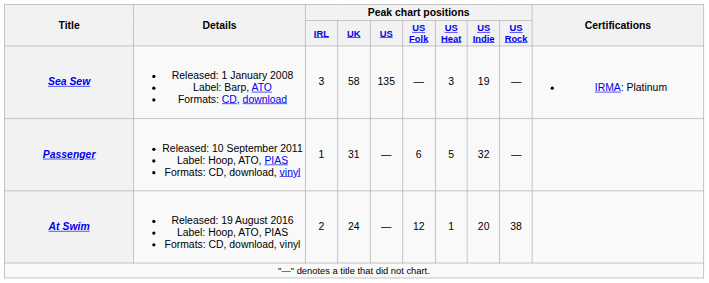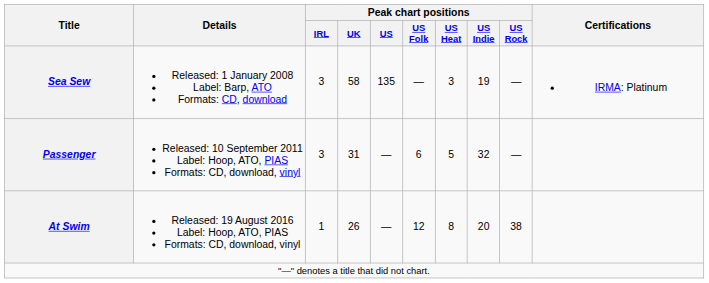(321, 154) 1 -> (321, 154) 3
(321, 227) 2 -> (321, 227) 1
(354, 227) 24 -> (354, 227) 26
(451, 227) 1 -> (451, 227) 8
